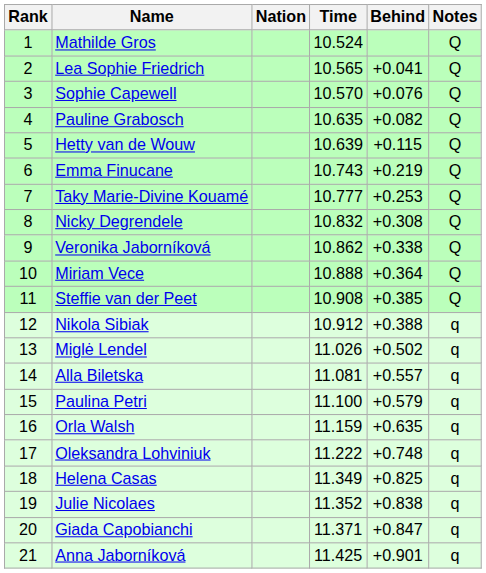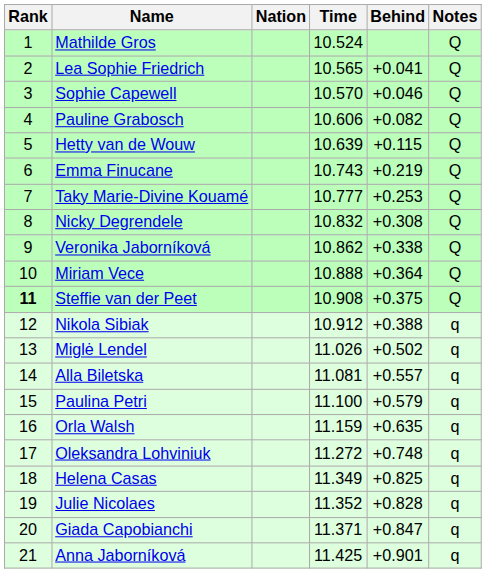(398, 94) +0.076 -> (398, 94) +0.046
(338, 119) 10.635 -> (338, 119) 10.606
(28, 299) normal -> (28, 299) bold
(398, 299) +0.385 -> (398, 299) +0.375
(338, 453) 11.222 -> (338, 453) 11.272
(398, 504) +0.838 -> (398, 504) +0.828
